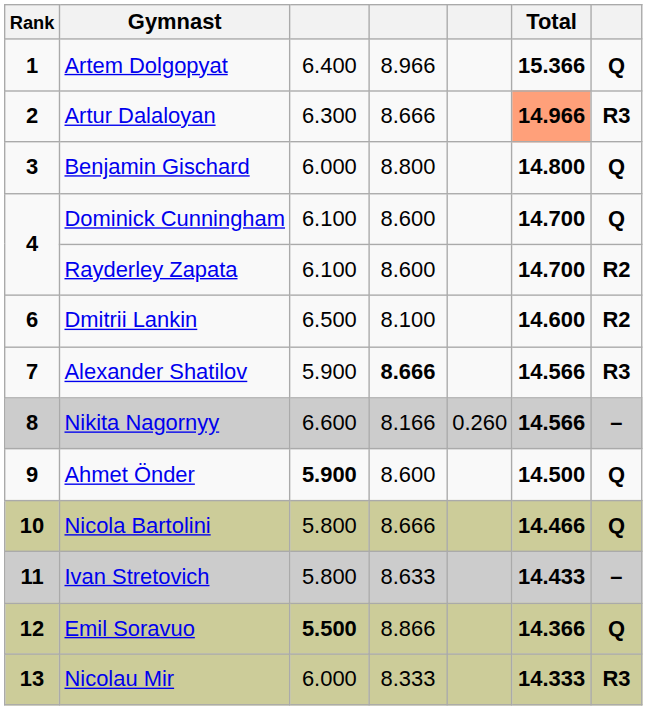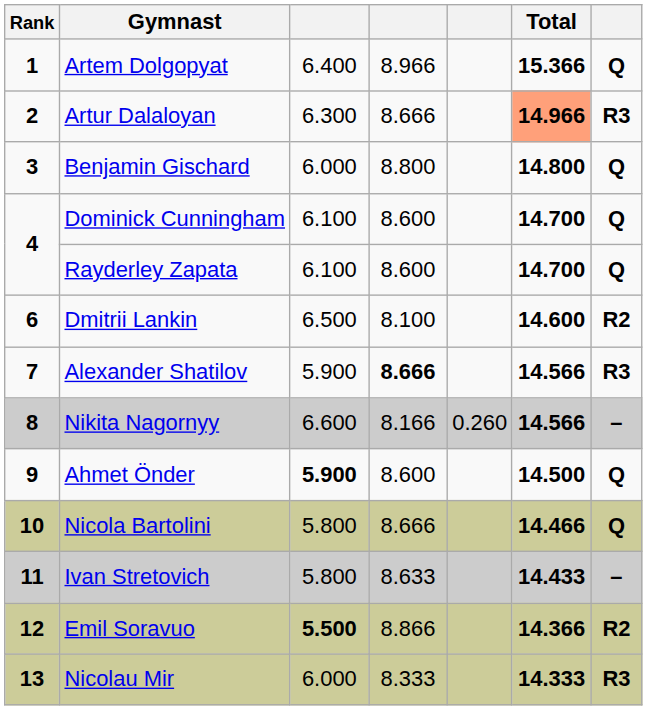(616, 269) R2 -> (616, 269) Q
(616, 628) Q -> (616, 628) R2
